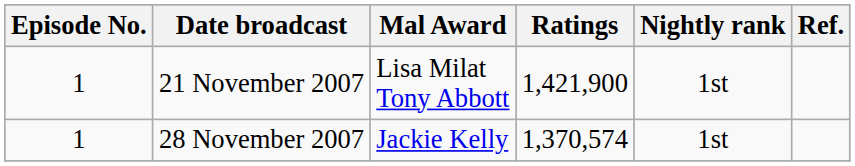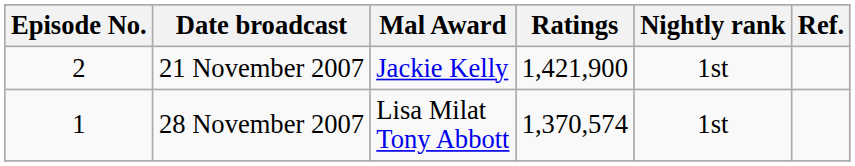(79, 82) 1 -> (79, 67) 2
(443, 82) Lisa Milat Tony Abbott -> (442, 67) Jackie Kelly
(442, 139) Jackie Kelly -> (443, 124) Lisa Milat Tony Abbott
